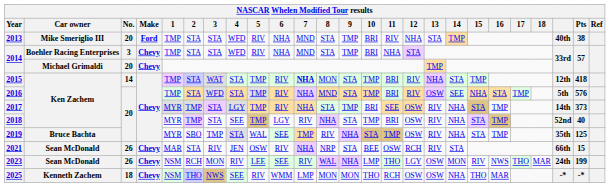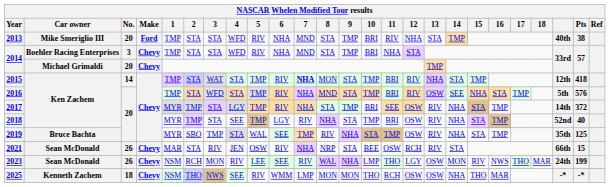(581, 107) 373 -> (581, 107) 372
